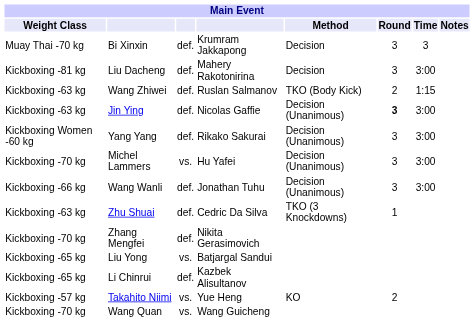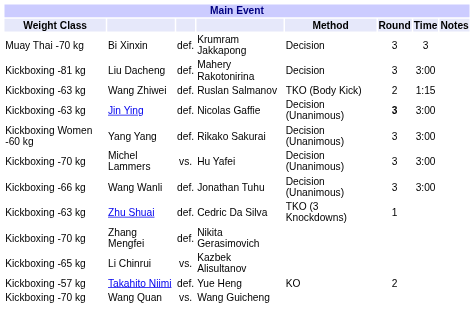- row: (128, 258)
(186, 278) def. -> (186, 263) vs.
(186, 297) vs. -> (186, 283) def.
